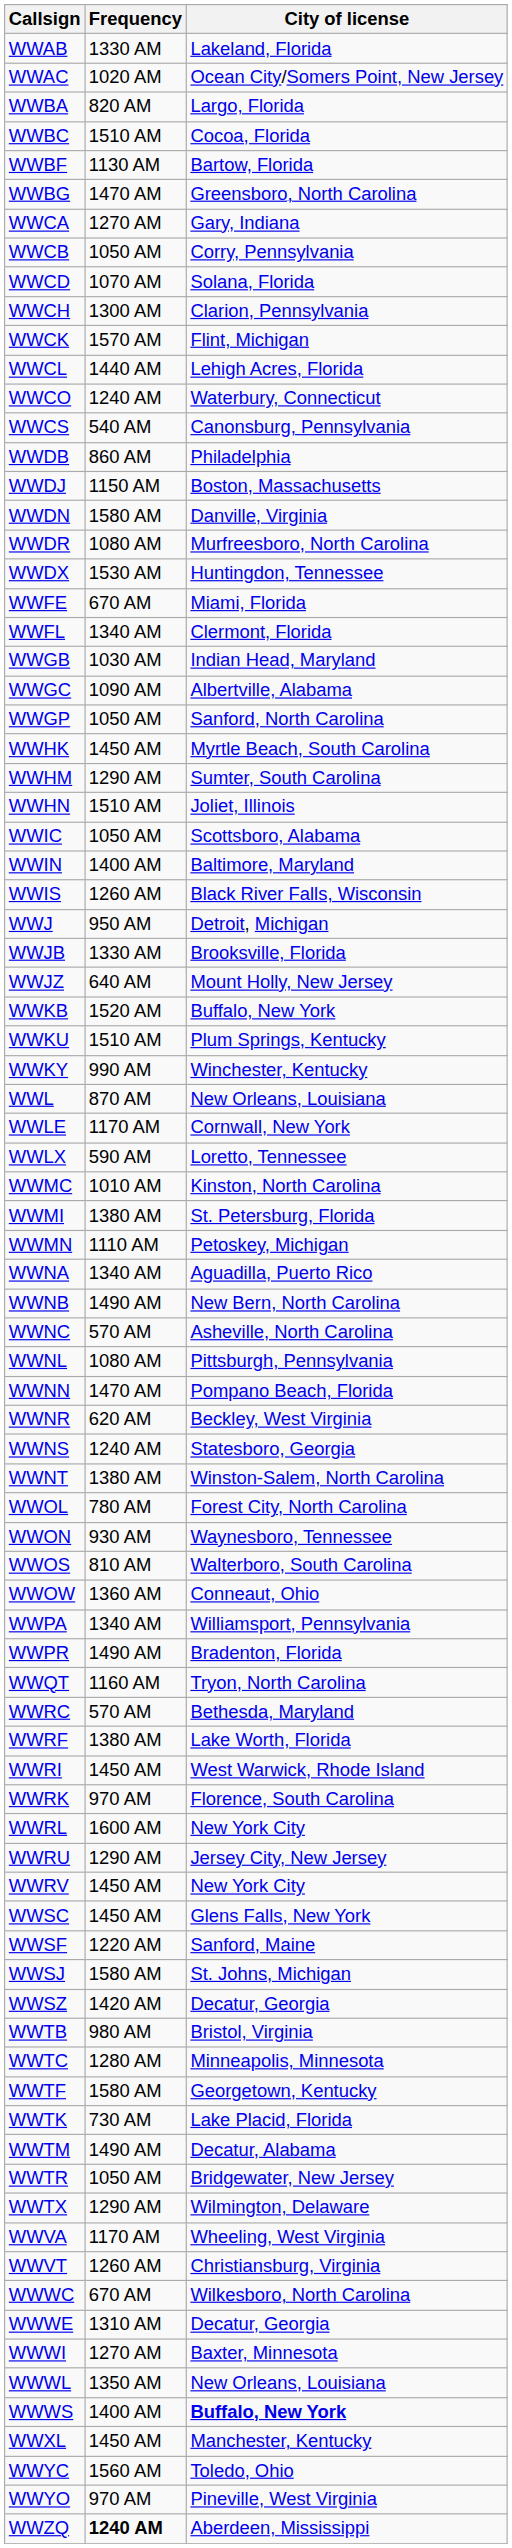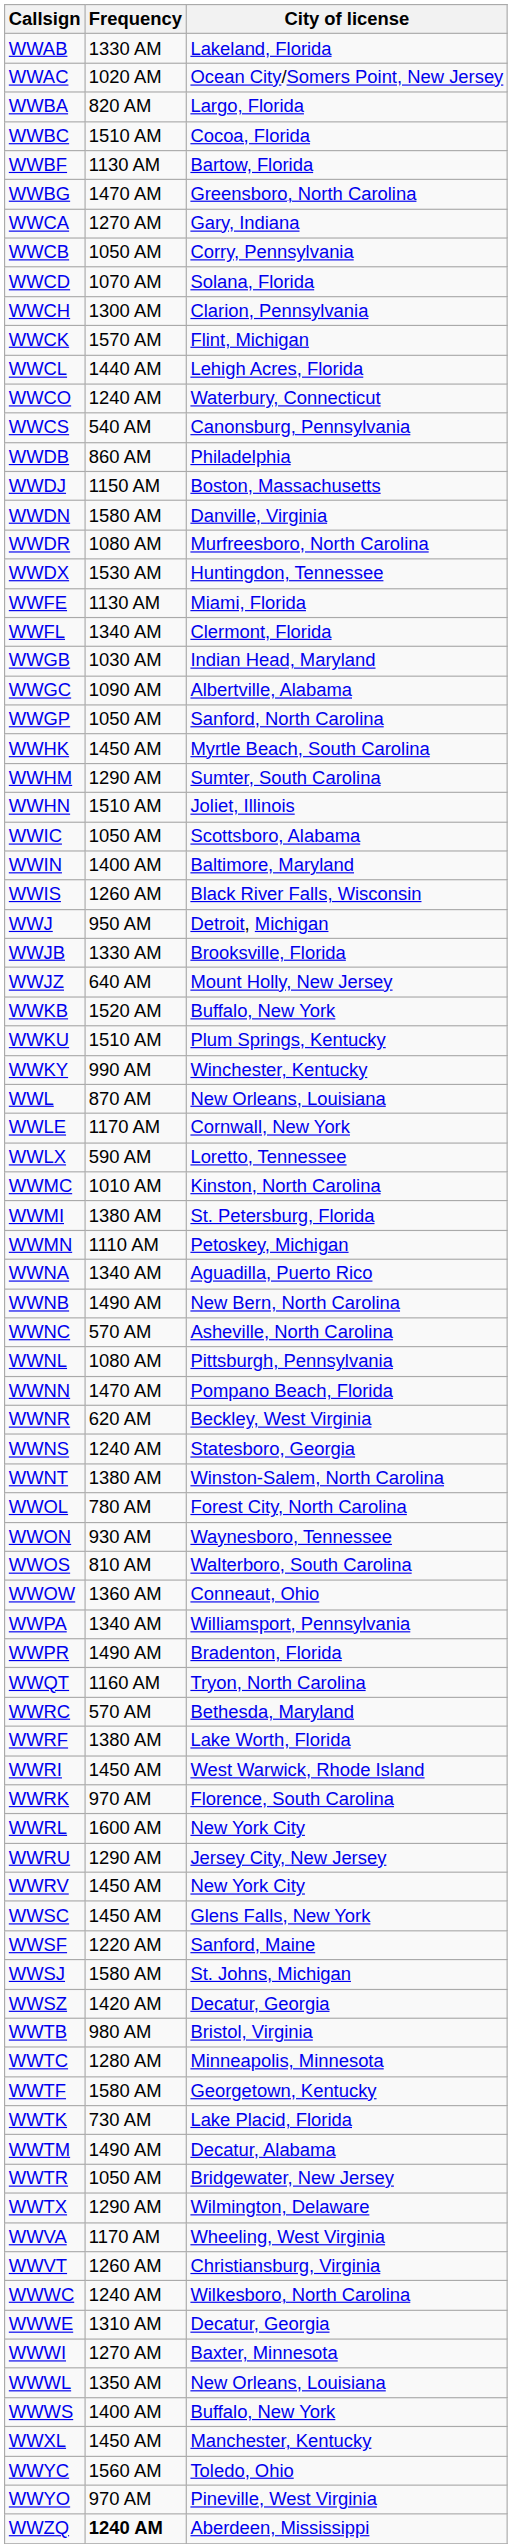(120, 602) 670 AM -> (124, 602) 1130 AM
(120, 2295) 670 AM -> (125, 2295) 1240 AM
(268, 2411) bold -> (263, 2411) normal
